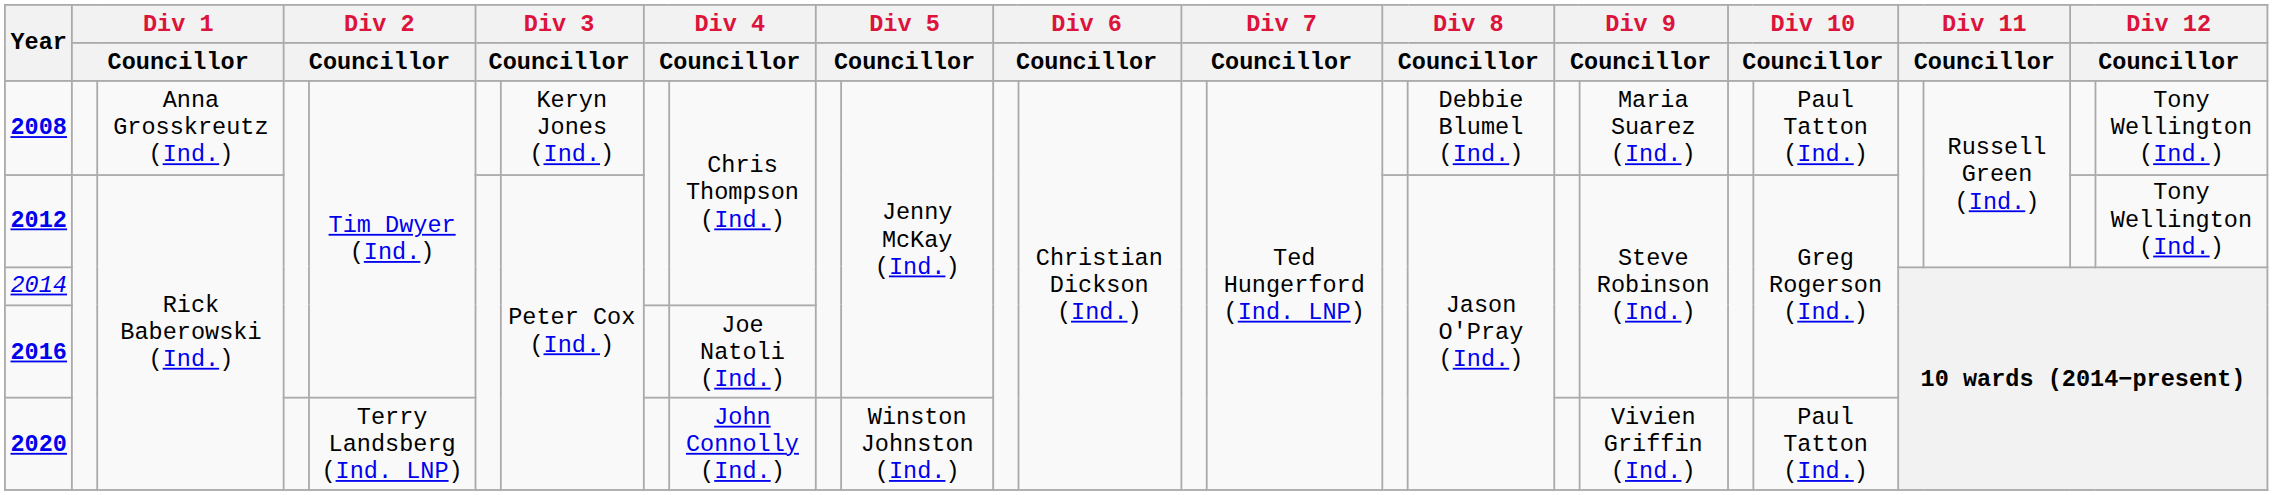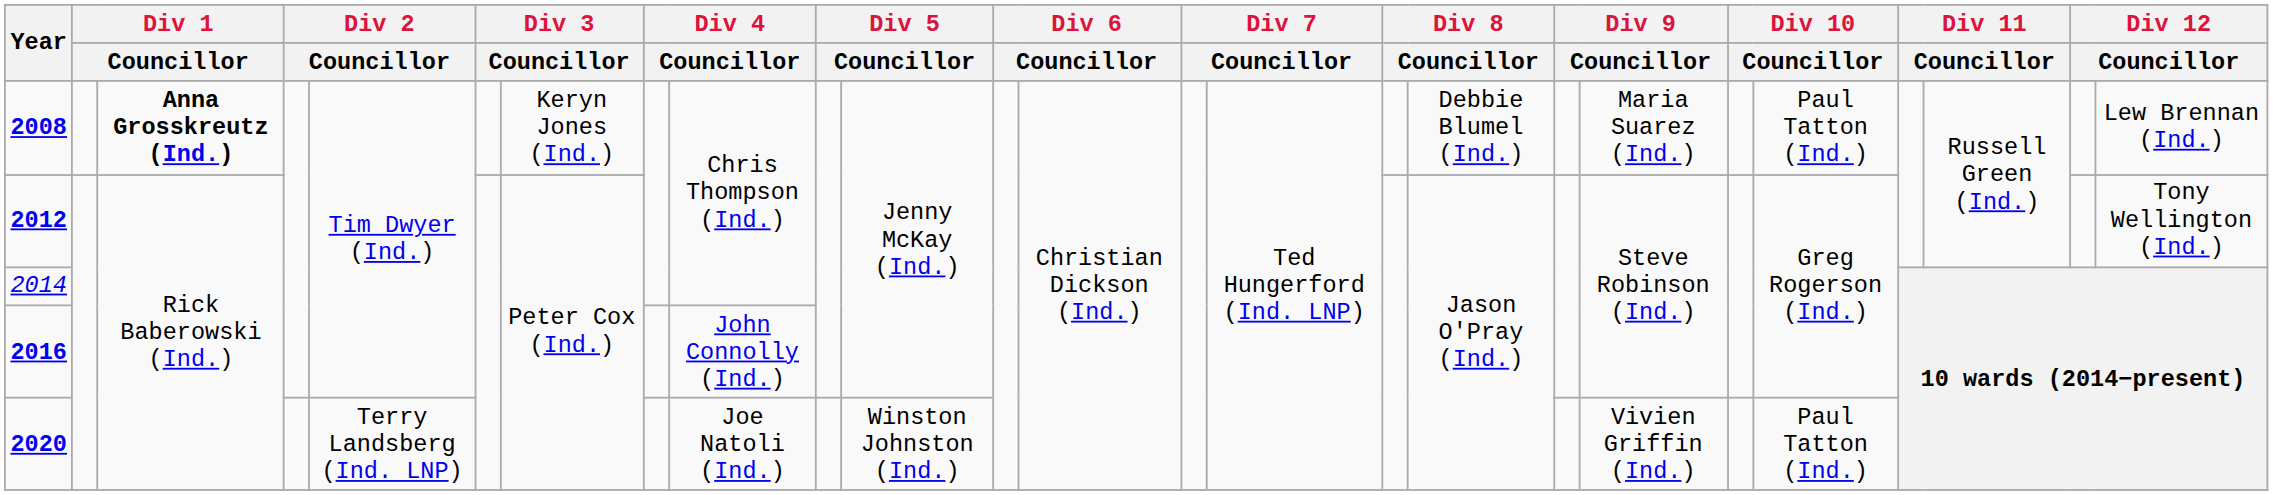(191, 128) normal -> (191, 128) bold
(2181, 128) Tony Wellington (Ind.) -> (2181, 128) Lew Brennan (Ind.)
(742, 352) Joe Natoli (Ind.) -> (742, 352) John Connolly (Ind.)
(742, 444) John Connolly (Ind.) -> (742, 444) Joe Natoli (Ind.)
